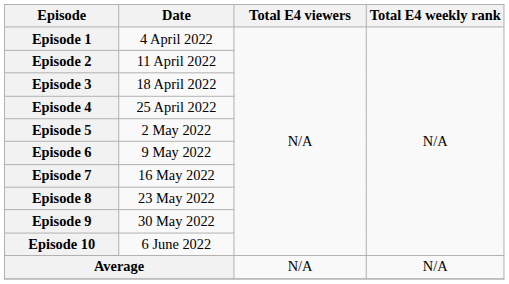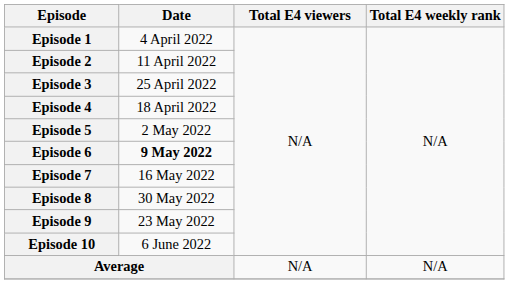(176, 84) 18 April 2022 -> (176, 84) 25 April 2022
(176, 107) 25 April 2022 -> (176, 107) 18 April 2022
(176, 152) normal -> (176, 152) bold
(176, 198) 23 May 2022 -> (176, 198) 30 May 2022
(176, 221) 30 May 2022 -> (176, 221) 23 May 2022
